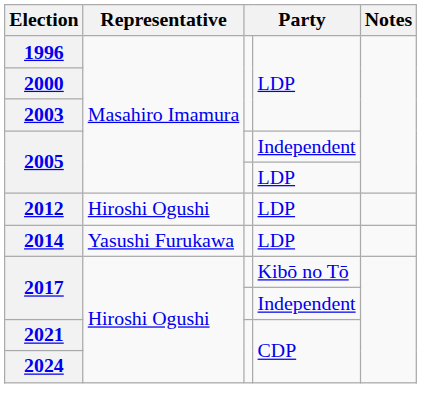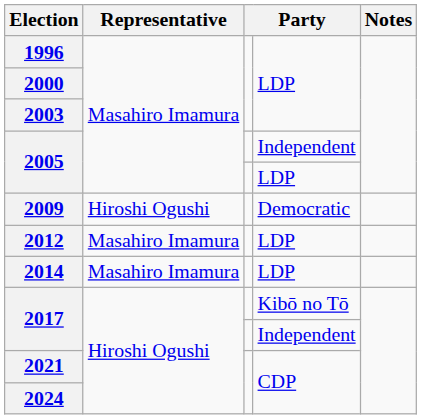+ row: (44, 209)
(149, 209) Hiroshi Ogushi -> (164, 240) Masahiro Imamura
(161, 240) Yasushi Furukawa -> (164, 271) Masahiro Imamura
